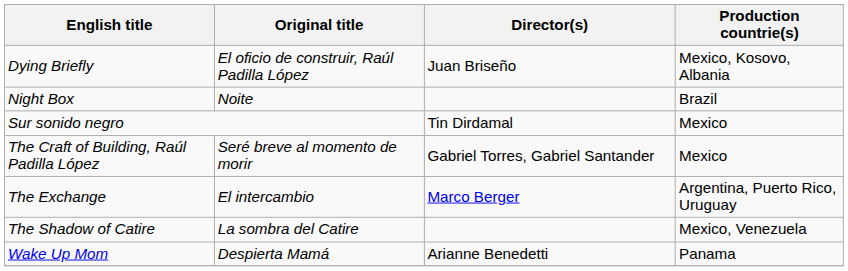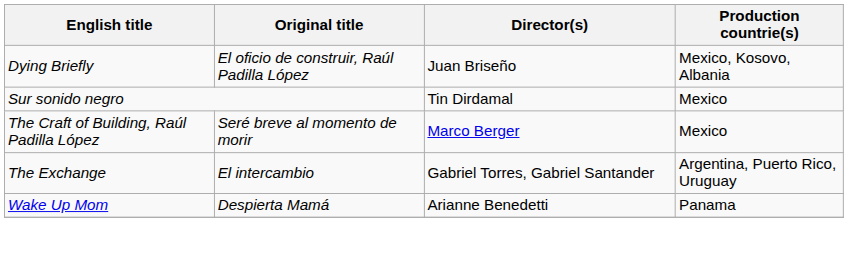- row: (41, 98)
(541, 155) Gabriel Torres, Gabriel Santander -> (473, 131) Marco Berger
(473, 196) Marco Berger -> (541, 172) Gabriel Torres, Gabriel Santander
- row: (81, 229)
